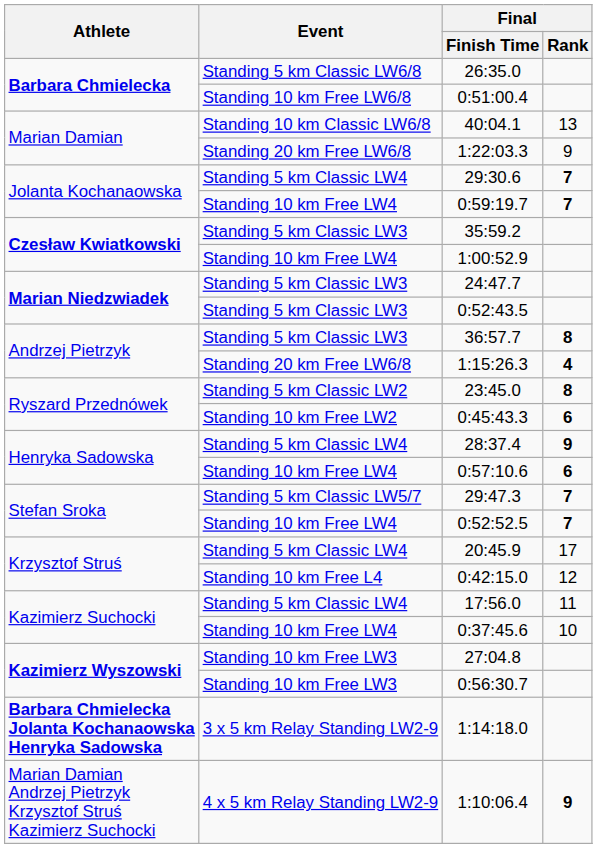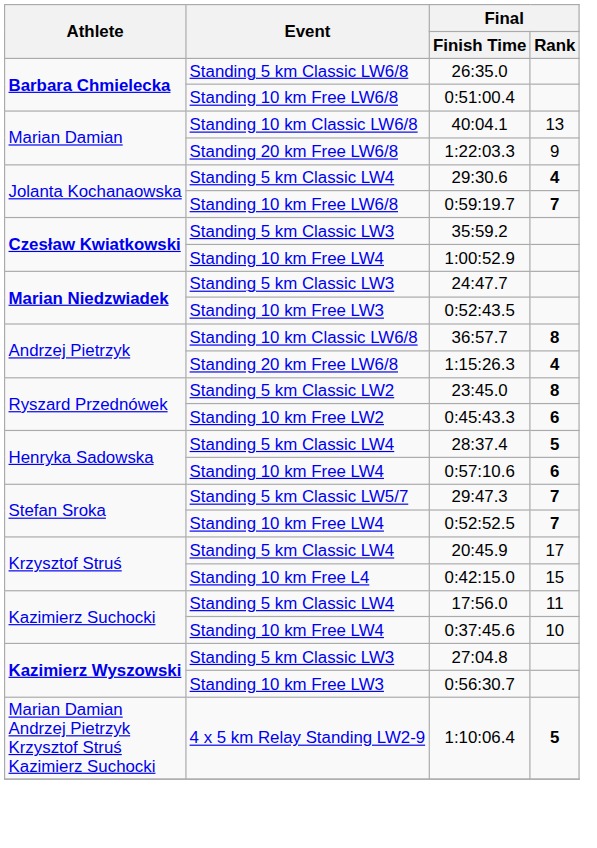(568, 178) 7 -> (555, 178) 4
(300, 205) Standing 10 km Free LW4 -> (294, 205) Standing 10 km Free LW6/8
(305, 311) Standing 5 km Classic LW3 -> (287, 311) Standing 10 km Free LW3
(305, 338) Standing 5 km Classic LW3 -> (304, 338) Standing 10 km Classic LW6/8
(568, 444) 9 -> (555, 444) 5
(568, 577) 12 -> (555, 577) 15
(300, 657) Standing 10 km Free LW3 -> (292, 657) Standing 5 km Classic LW3
- row: (493, 729)
(568, 802) 9 -> (555, 738) 5
